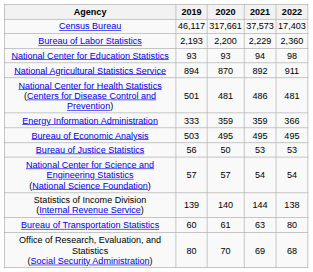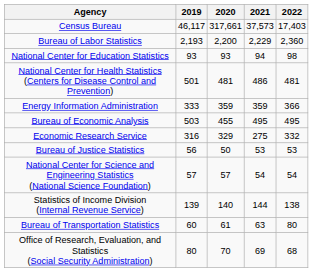- row: (90, 70)
(226, 135) 495 -> (226, 120) 455
+ row: (90, 135)
